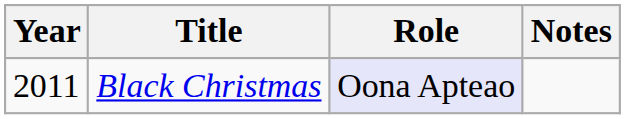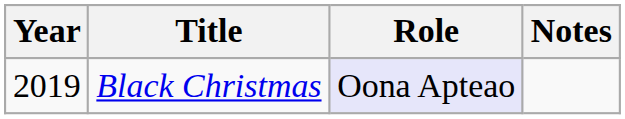(46, 85) 2011 -> (47, 85) 2019
